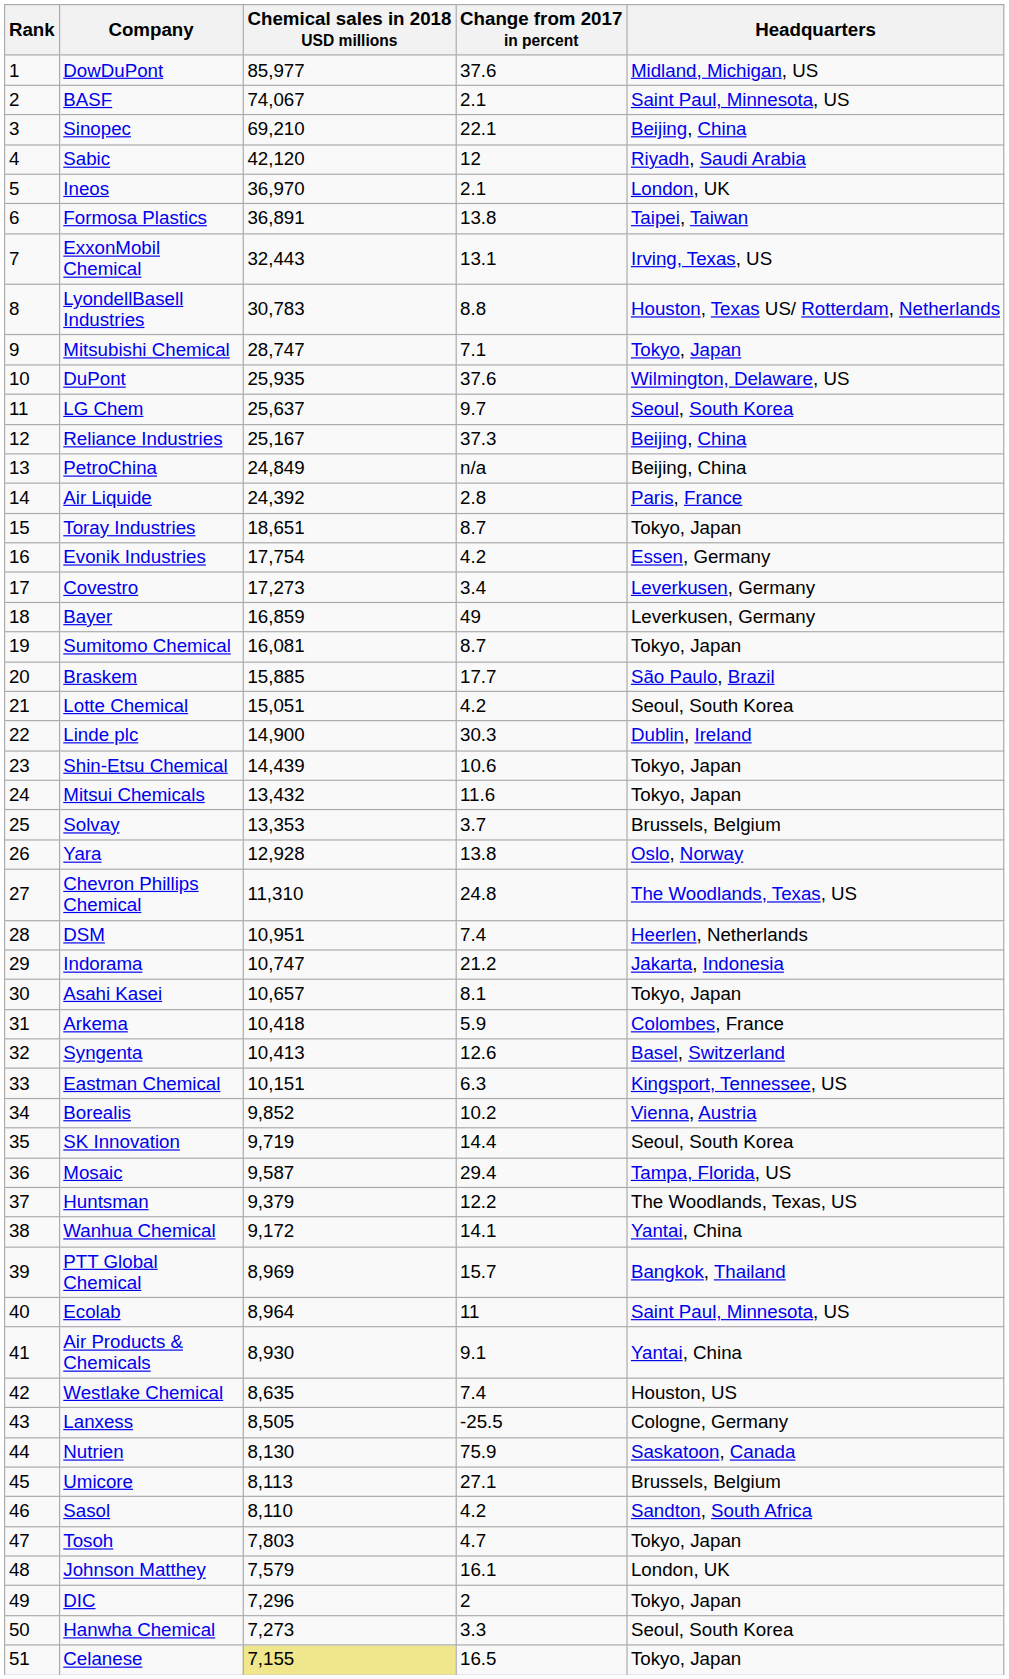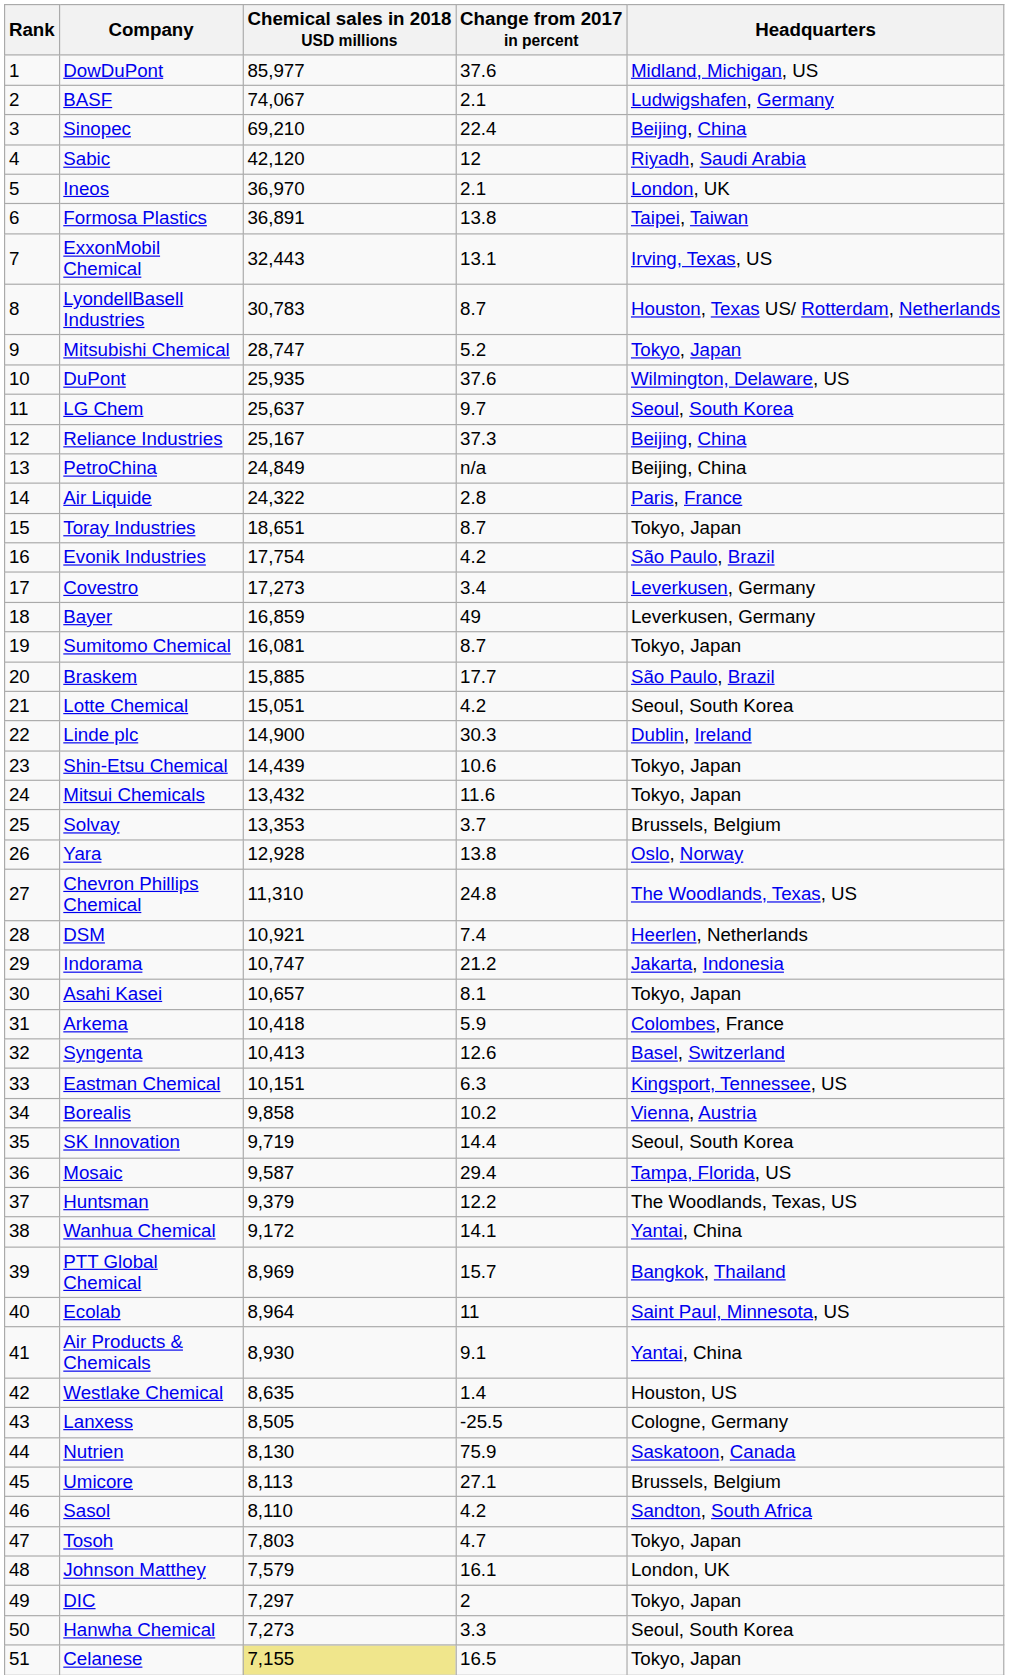(740, 99) Saint Paul, Minnesota, US -> (732, 99) Ludwigshafen, Germany
(478, 129) 22.1 -> (478, 129) 22.4
(473, 309) 8.8 -> (473, 309) 8.7
(473, 349) 7.1 -> (473, 349) 5.2
(276, 498) 24,392 -> (276, 498) 24,322
(701, 557) Essen, Germany -> (703, 557) São Paulo, Brazil
(276, 934) 10,951 -> (276, 934) 10,921
(271, 1113) 9,852 -> (271, 1113) 9,858
(473, 1392) 7.4 -> (473, 1392) 1.4
(271, 1600) 7,296 -> (271, 1600) 7,297
